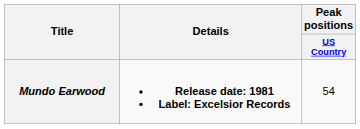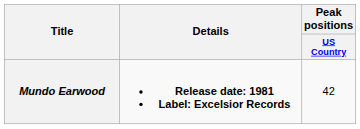(329, 91) 54 -> (329, 91) 42
